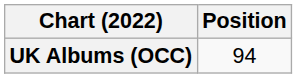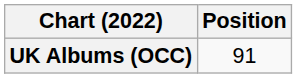(244, 55) 94 -> (244, 55) 91
